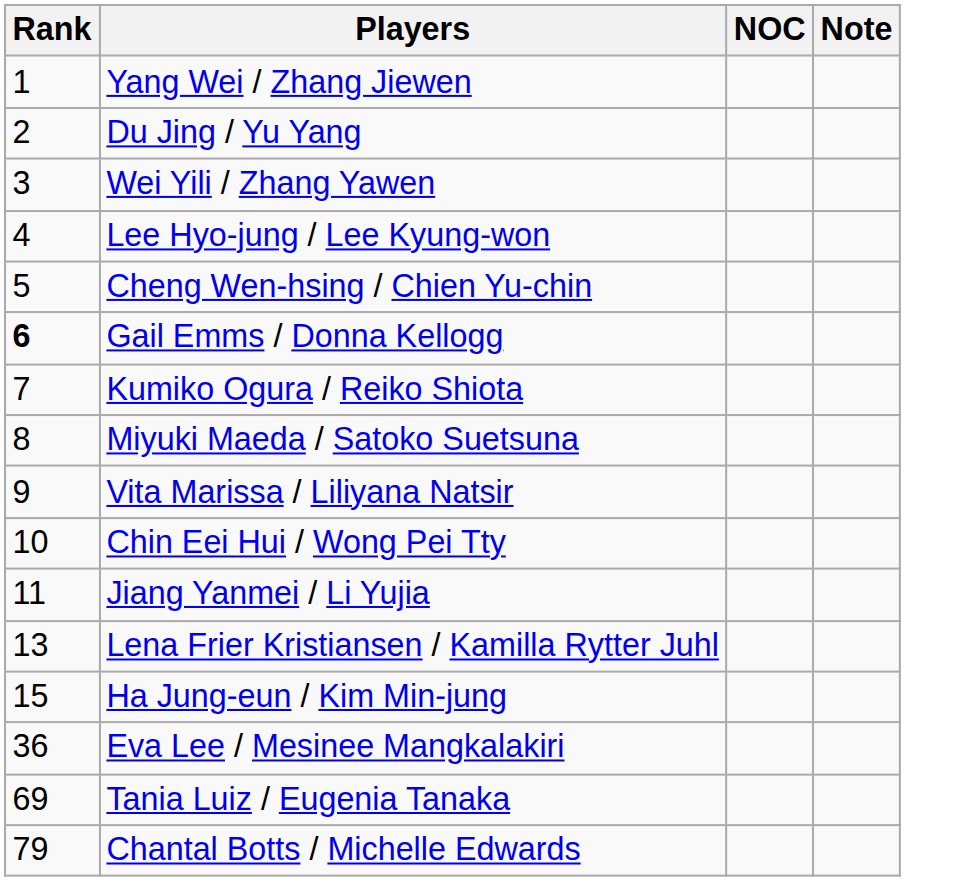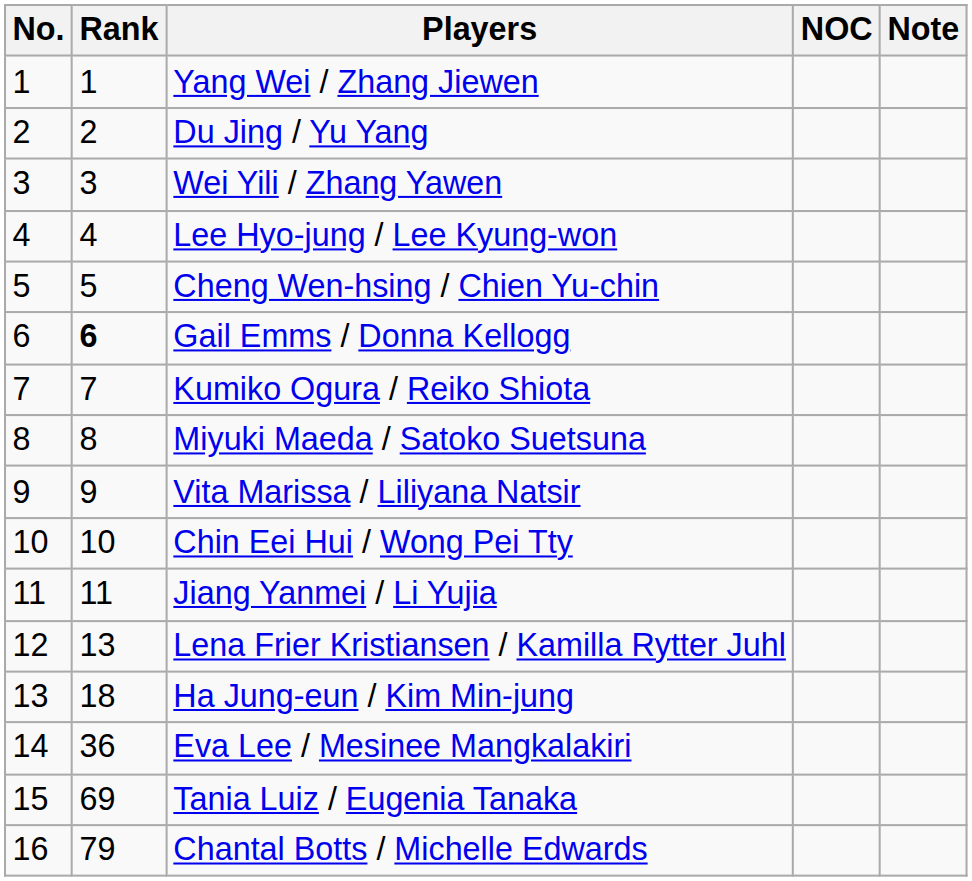+ column: (38, 30)
(30, 696) 15 -> (97, 696) 18
